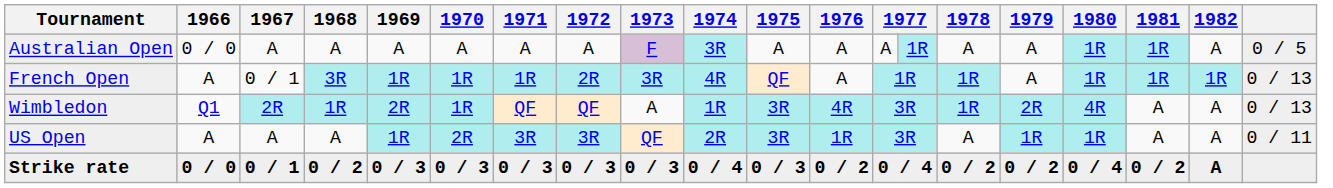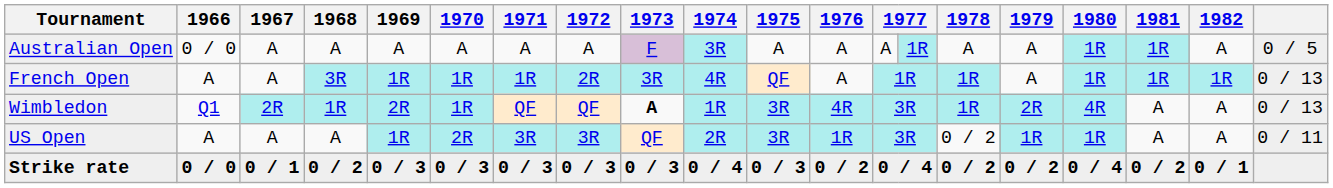(272, 79) 0 / 1 -> (272, 79) A
(652, 109) normal -> (652, 109) bold
(968, 138) A -> (968, 138) 0 / 2
(1216, 168) A -> (1221, 168) 0 / 1
